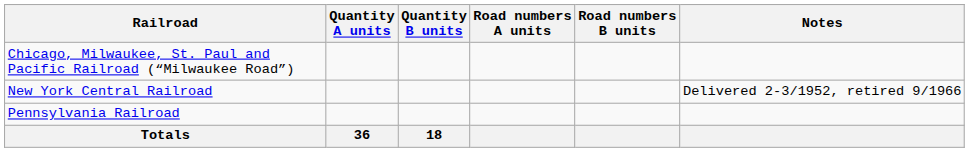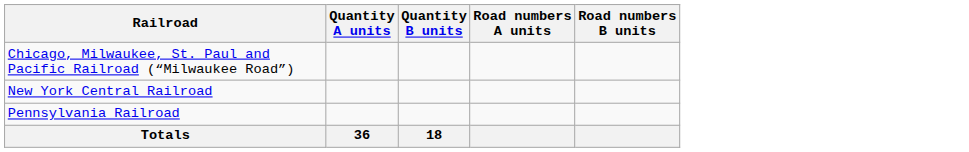- column: (822, 24)
